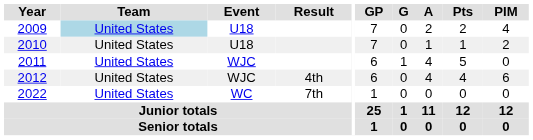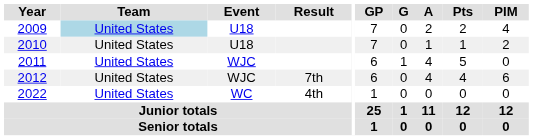(314, 77) 4th -> (314, 77) 7th
(314, 94) 7th -> (314, 94) 4th
